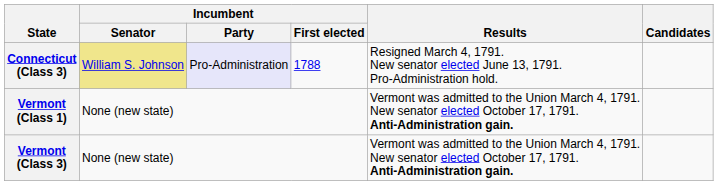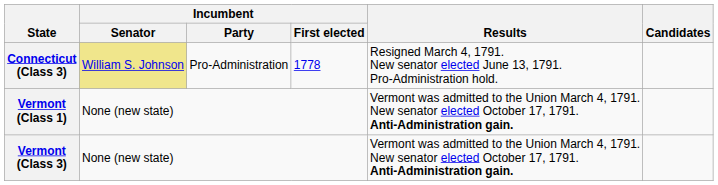(239, 65) lavender background -> (239, 65) no background
(307, 65) 1788 -> (307, 65) 1778
